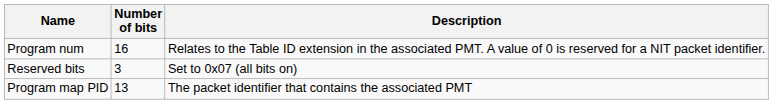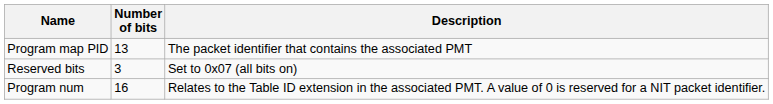rows swapped: (46, 48) <-> (58, 88)
